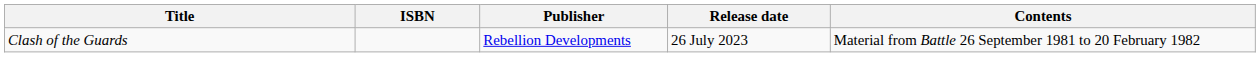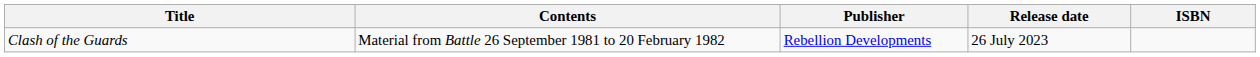columns swapped: (417, 16) <-> (1043, 16)
